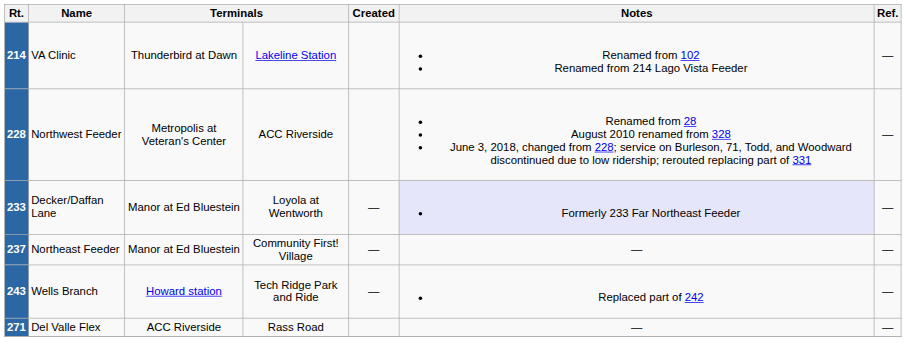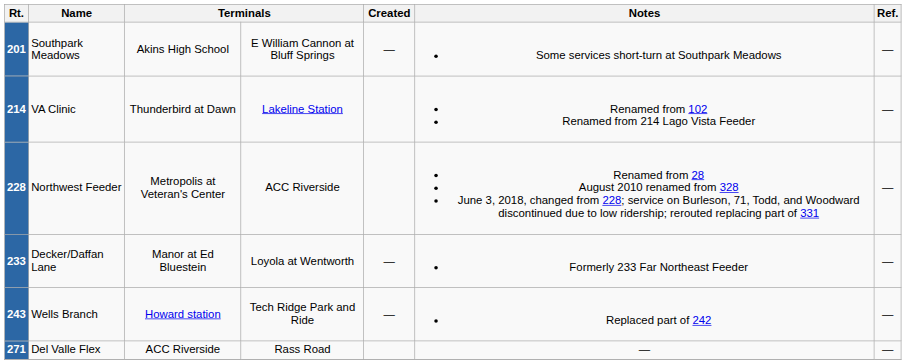+ row: (16, 49)
(637, 214) lavender background -> (645, 267) no background
- row: (16, 249)
